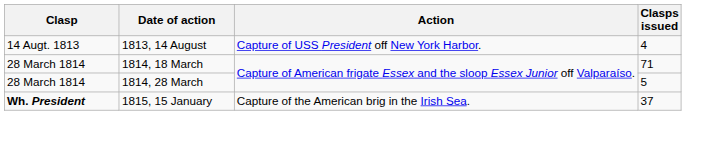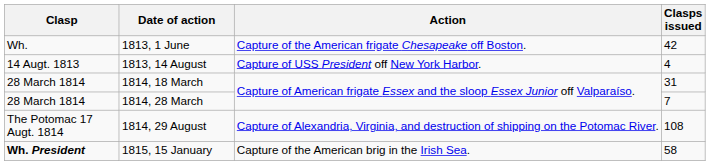+ row: (156, 45)
(647, 63) 71 -> (671, 82) 31
(644, 82) 5 -> (667, 100) 7
+ row: (164, 126)
(647, 100) 37 -> (671, 151) 58
